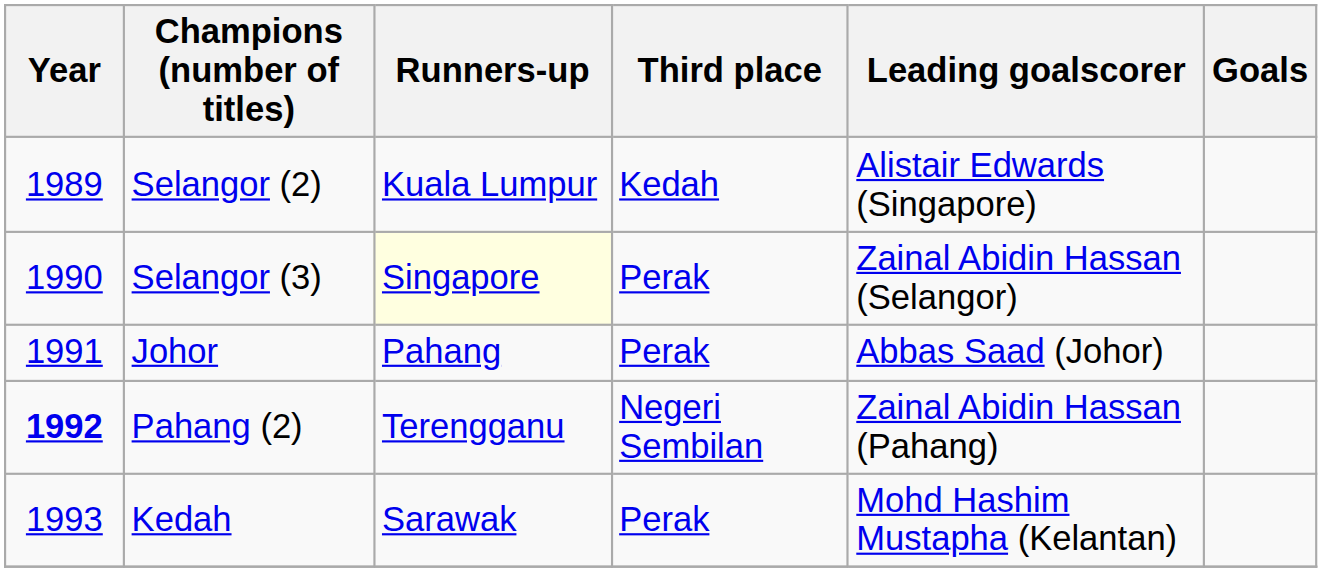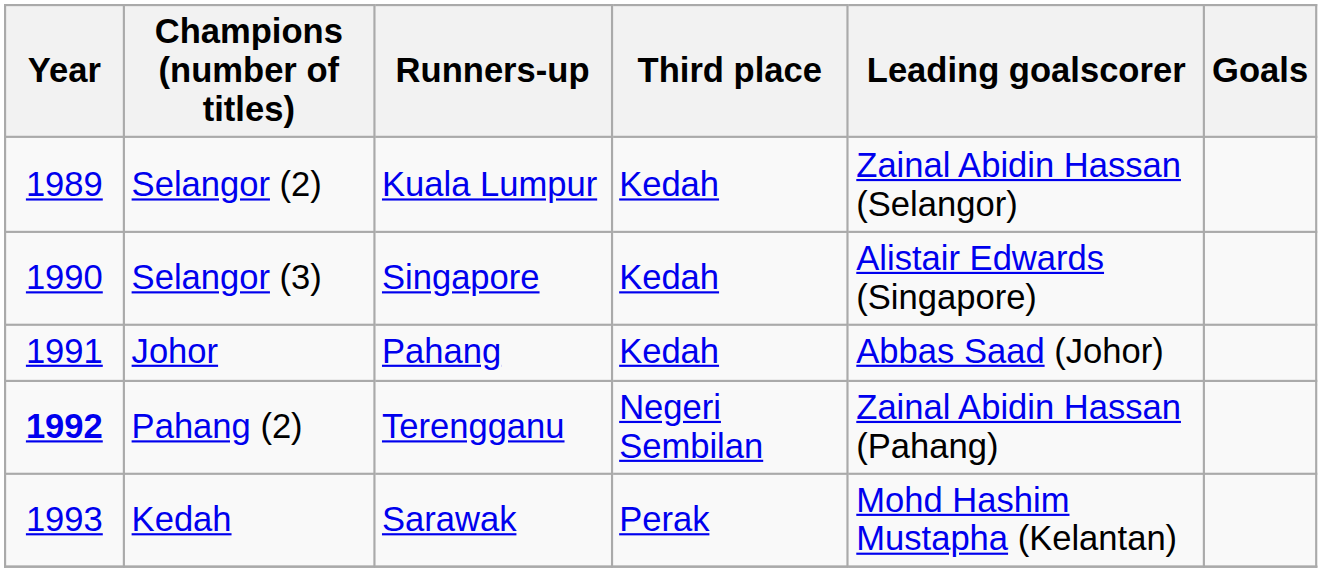(980, 183) Alistair Edwards (Singapore) -> (1019, 183) Zainal Abidin Hassan (Selangor)
(461, 277) lightyellow background -> (461, 277) no background
(664, 277) Perak -> (669, 277) Kedah
(1019, 277) Zainal Abidin Hassan (Selangor) -> (980, 277) Alistair Edwards (Singapore)
(664, 351) Perak -> (669, 351) Kedah
